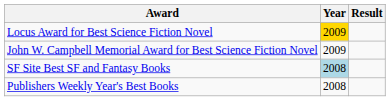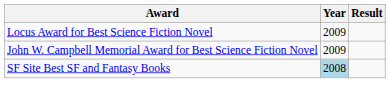(334, 31) gold background -> (334, 31) no background
- row: (93, 86)
